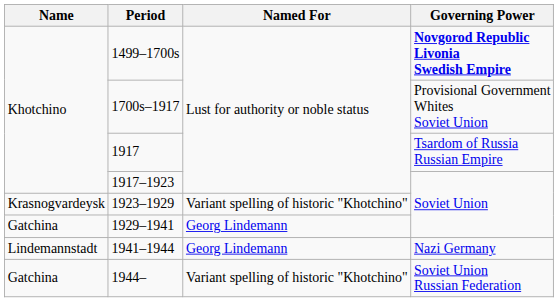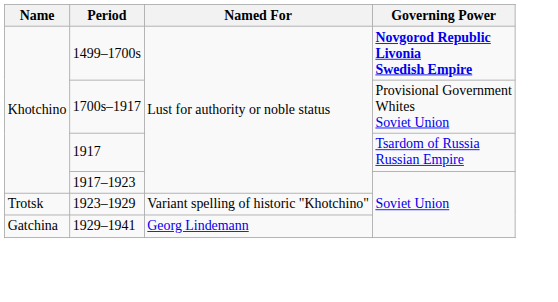(56, 204) Krasnogvardeysk -> (26, 204) Trotsk
- row: (143, 248)
- row: (129, 278)
